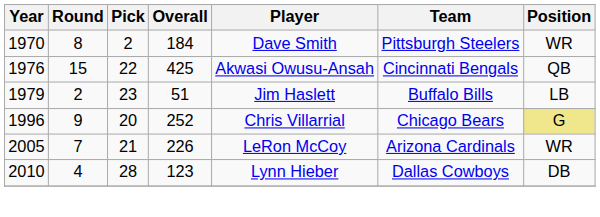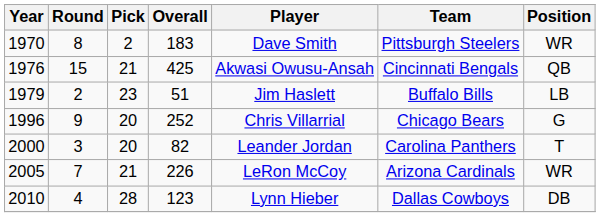(180, 43) 184 -> (180, 43) 183
(128, 69) 22 -> (128, 69) 21
(559, 120) khaki background -> (559, 120) no background
+ row: (26, 146)
